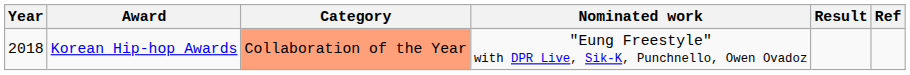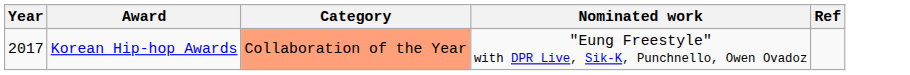- column: (841, 17)
(26, 49) 2018 -> (26, 49) 2017
